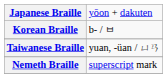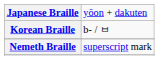- row: (45, 47)
